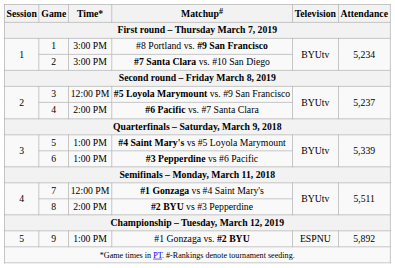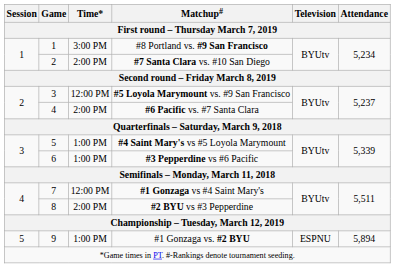(90, 62) 3:00 PM -> (90, 62) 2:00 PM
(364, 239) 5,892 -> (364, 239) 5,894
